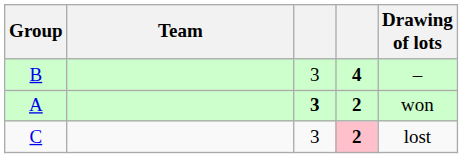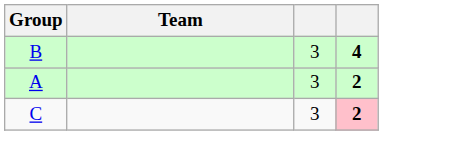- column: (417, 31)
(315, 105) bold -> (315, 83) normal
